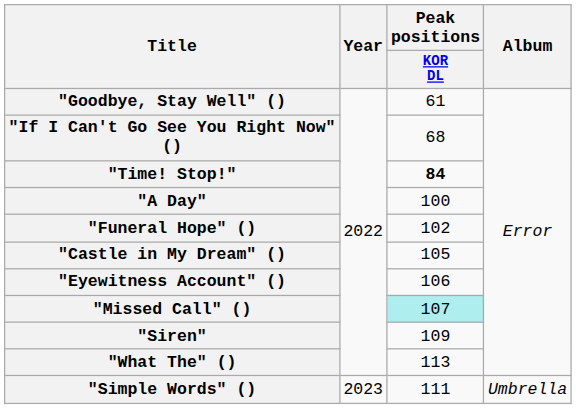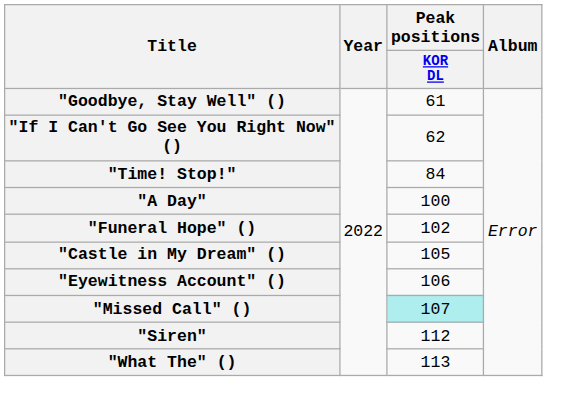(435, 138) 68 -> (435, 138) 62
(435, 174) bold -> (435, 174) normal
(435, 336) 109 -> (435, 336) 112
- row: (172, 390)
